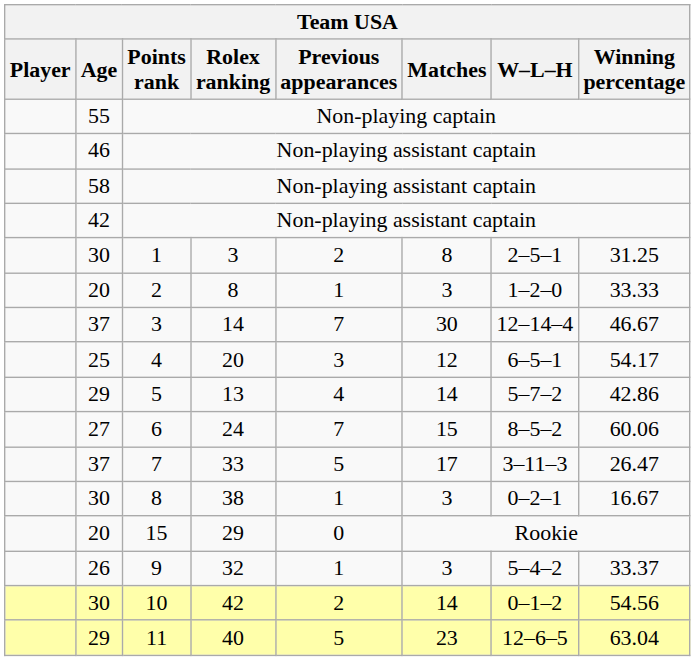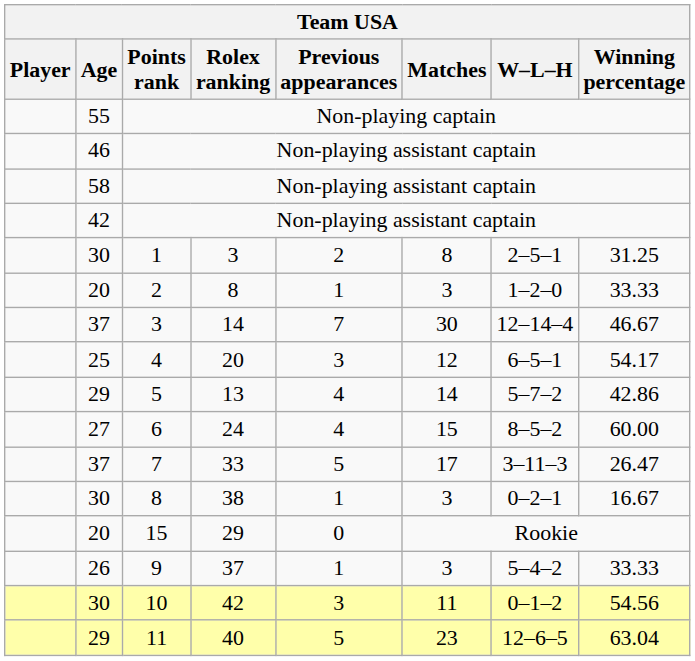(339, 428) 7 -> (339, 428) 4
(634, 428) 60.06 -> (634, 428) 60.00
(233, 567) 32 -> (233, 567) 37
(634, 567) 33.37 -> (634, 567) 33.33
(339, 602) 2 -> (339, 602) 3
(447, 602) 14 -> (447, 602) 11
